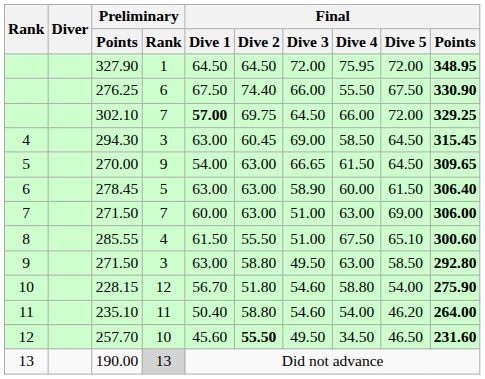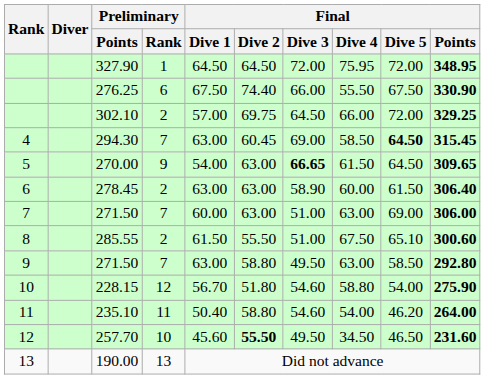(164, 115) 7 -> (164, 115) 2
(210, 115) bold -> (210, 115) normal
(164, 139) 3 -> (164, 139) 7
(406, 139) normal -> (406, 139) bold
(308, 164) normal -> (308, 164) bold
(164, 189) 5 -> (164, 189) 2
(164, 238) 4 -> (164, 238) 2
(164, 262) 3 -> (164, 262) 7
(164, 361) lightgrey background -> (164, 361) no background
